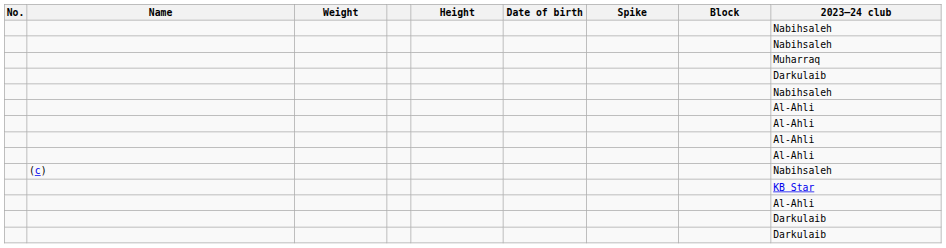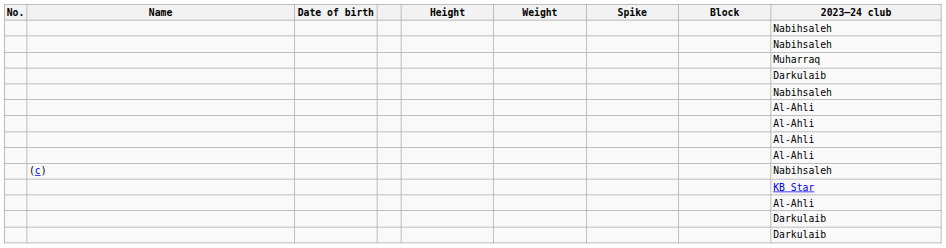columns swapped: (545, 12) <-> (341, 12)
